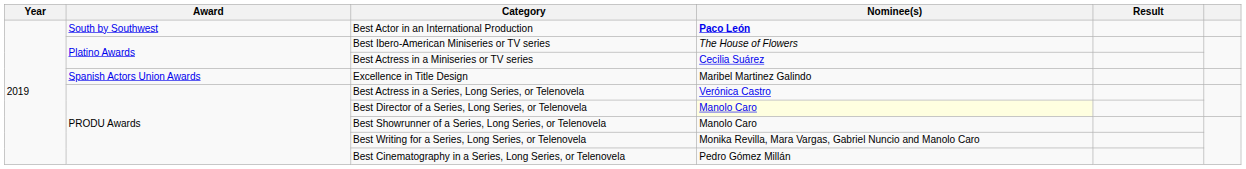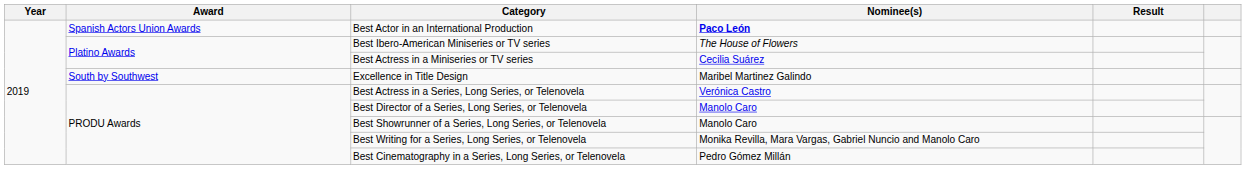(113, 28) South by Southwest -> (135, 28) Spanish Actors Union Awards
(135, 76) Spanish Actors Union Awards -> (113, 76) South by Southwest
(728, 108) lightyellow background -> (728, 108) no background
